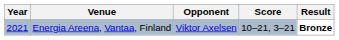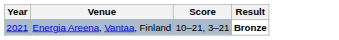- column: (206, 12)
